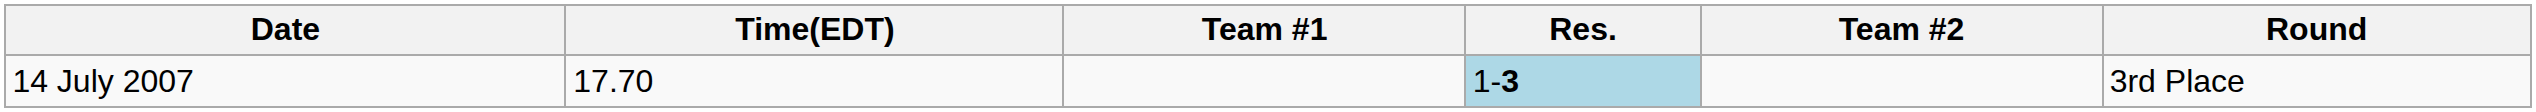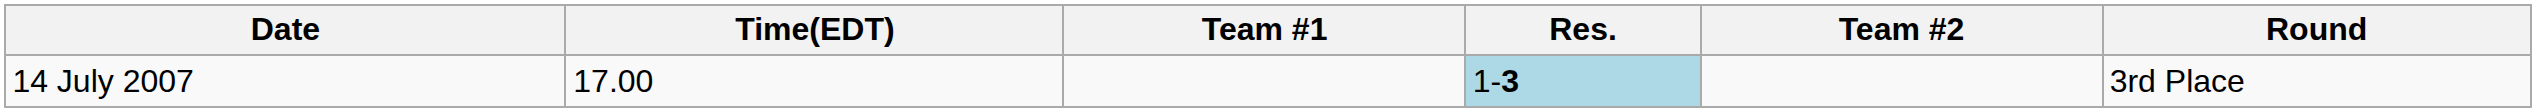(613, 80) 17.70 -> (613, 80) 17.00
